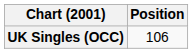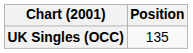(157, 37) 106 -> (157, 37) 135
